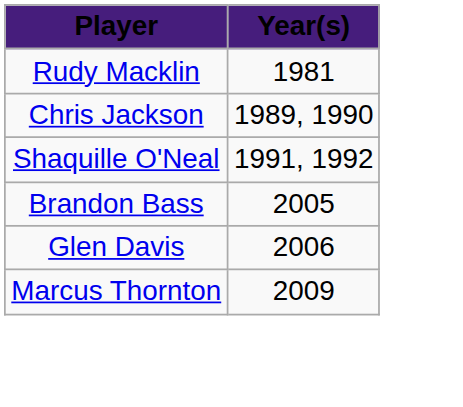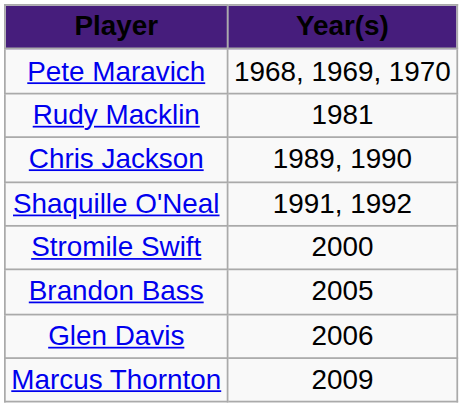+ row: (116, 70)
+ row: (116, 247)
